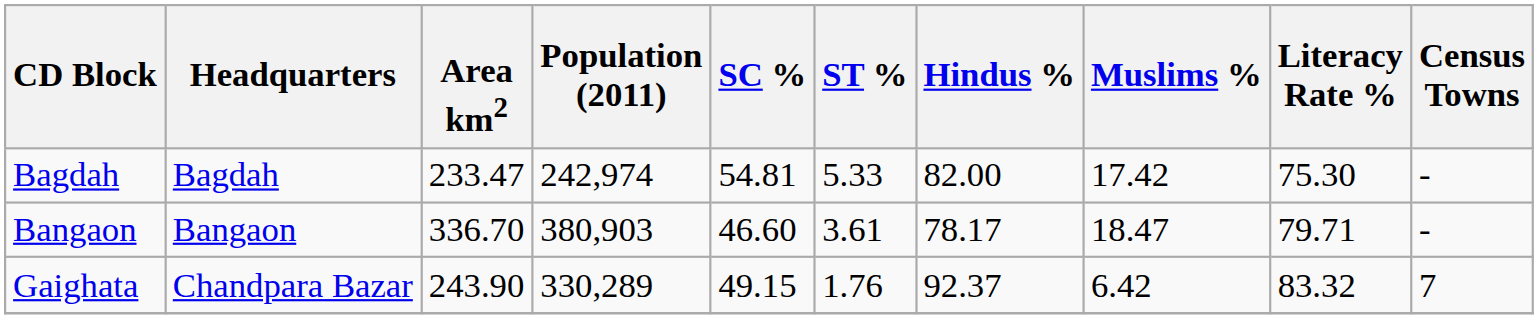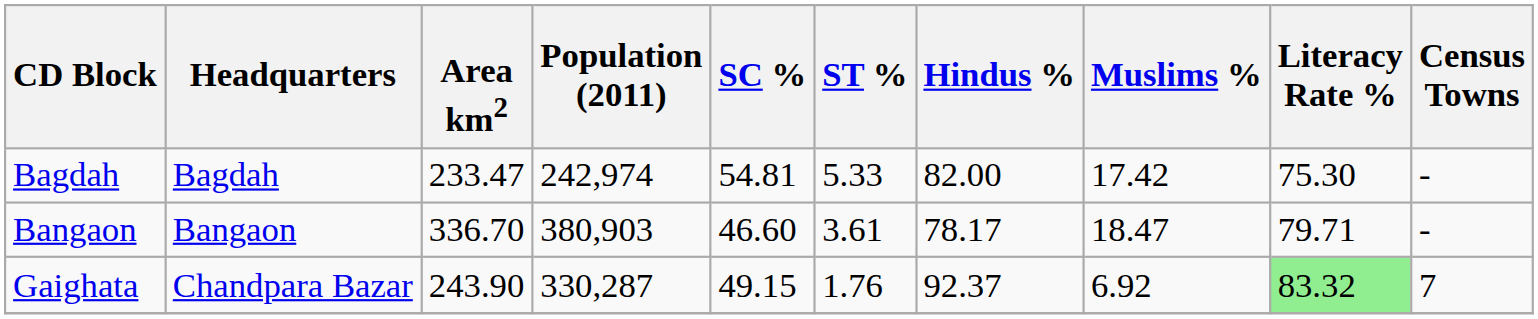(597, 284) 330,289 -> (597, 284) 330,287
(1121, 284) 6.42 -> (1121, 284) 6.92
(1317, 284) no background -> (1317, 284) lightgreen background
